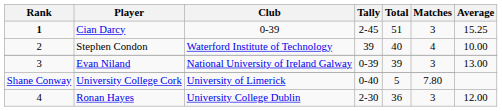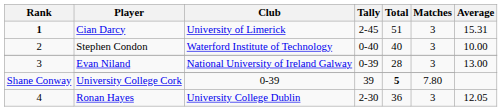(269, 30) 0-39 -> (236, 30) University of Limerick
(476, 30) 15.25 -> (476, 30) 15.31
(369, 47) 39 -> (369, 47) 0-40
(433, 47) 4 -> (433, 47) 3
(397, 64) 39 -> (397, 64) 28
(236, 81) University of Limerick -> (269, 81) 0-39
(369, 81) 0-40 -> (369, 81) 39
(397, 81) normal -> (397, 81) bold
(476, 98) 12.00 -> (476, 98) 12.05
